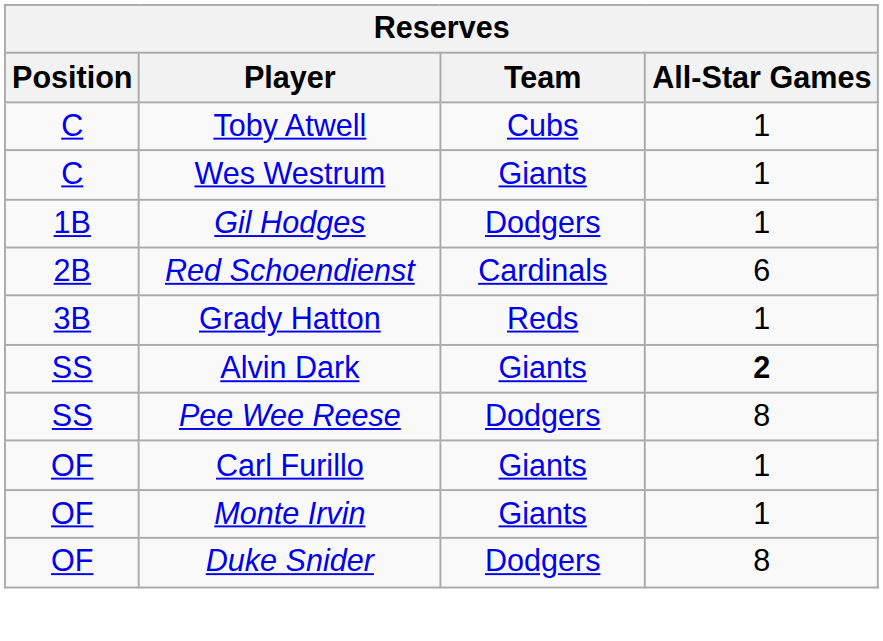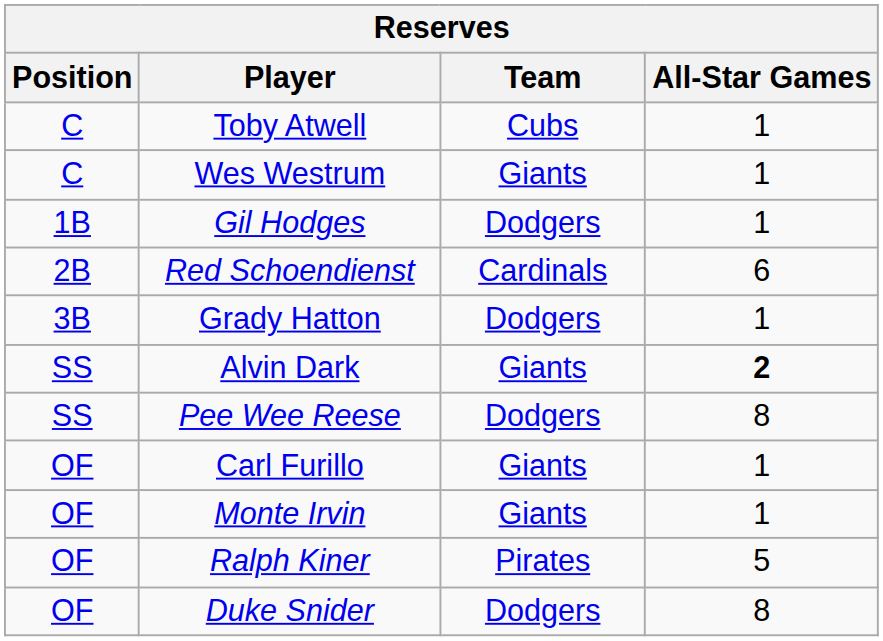(543, 319) Reds -> (543, 319) Dodgers
+ row: (290, 561)
